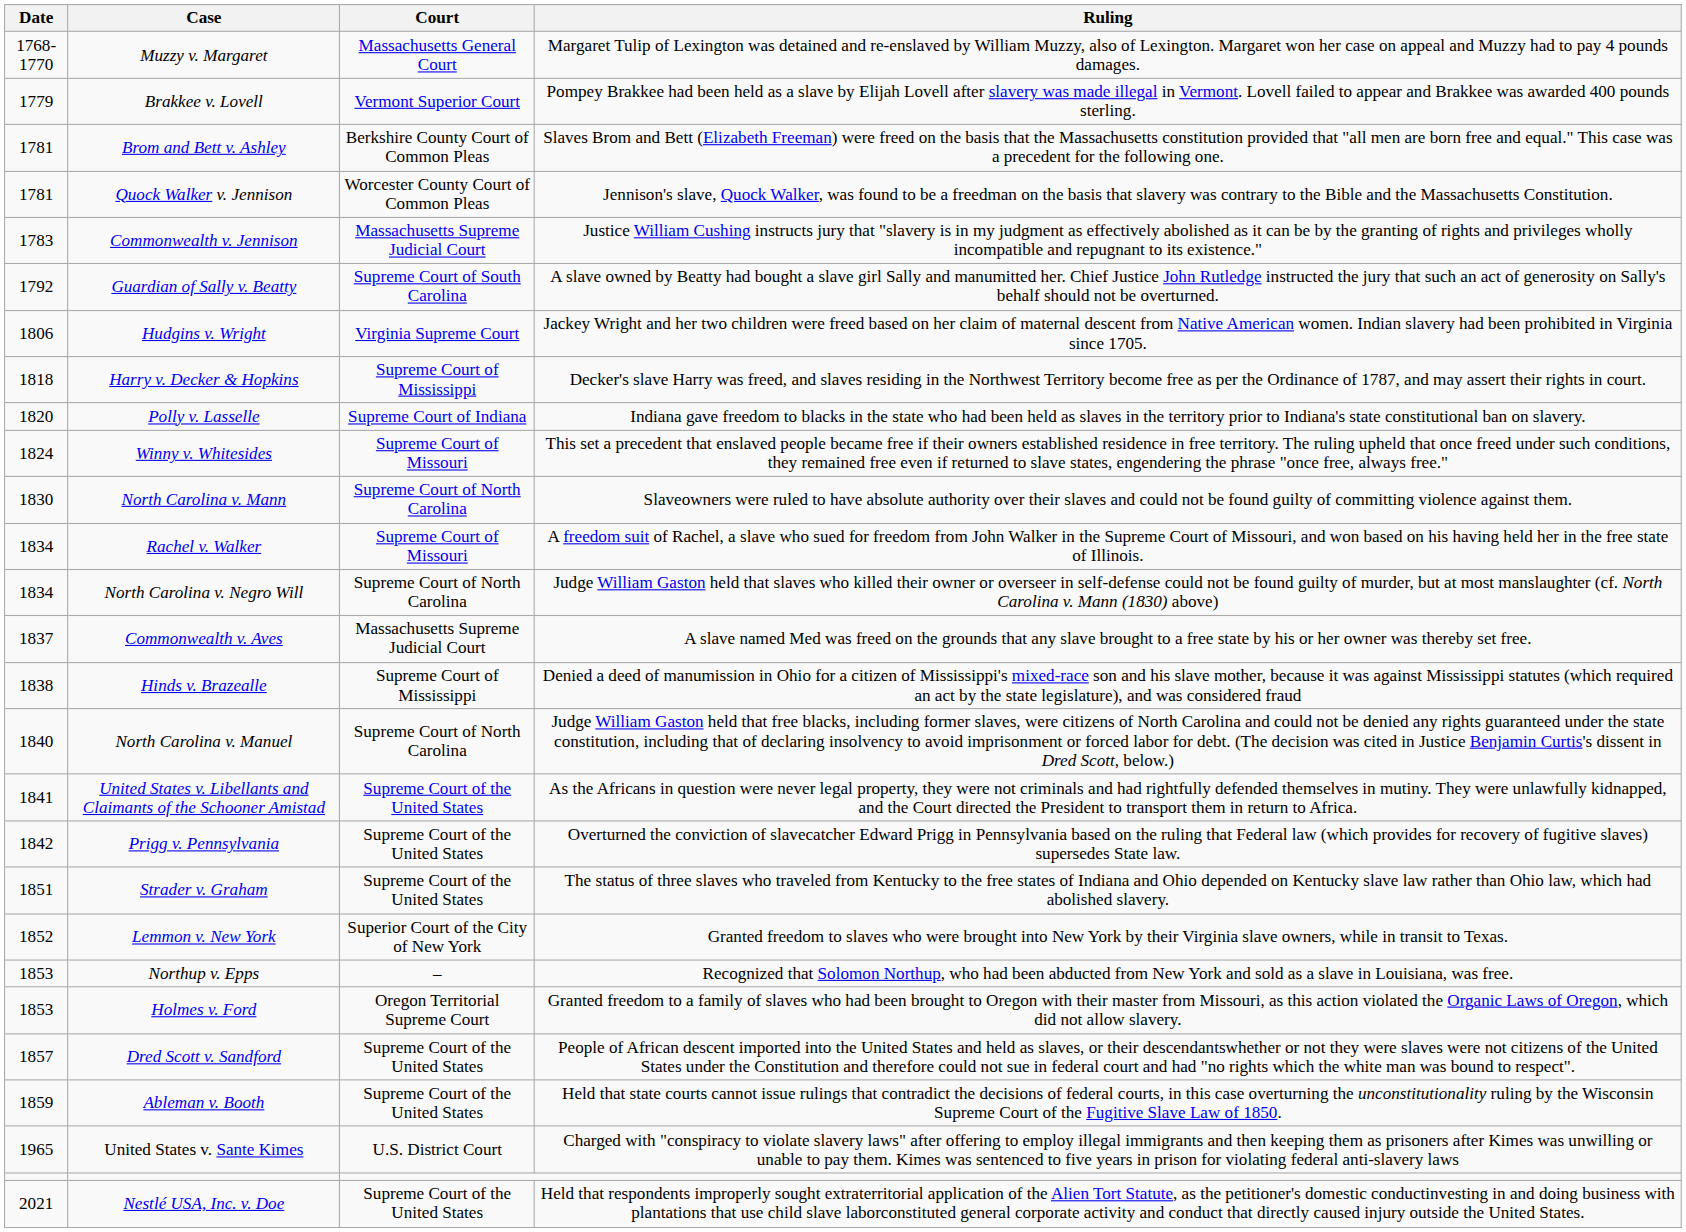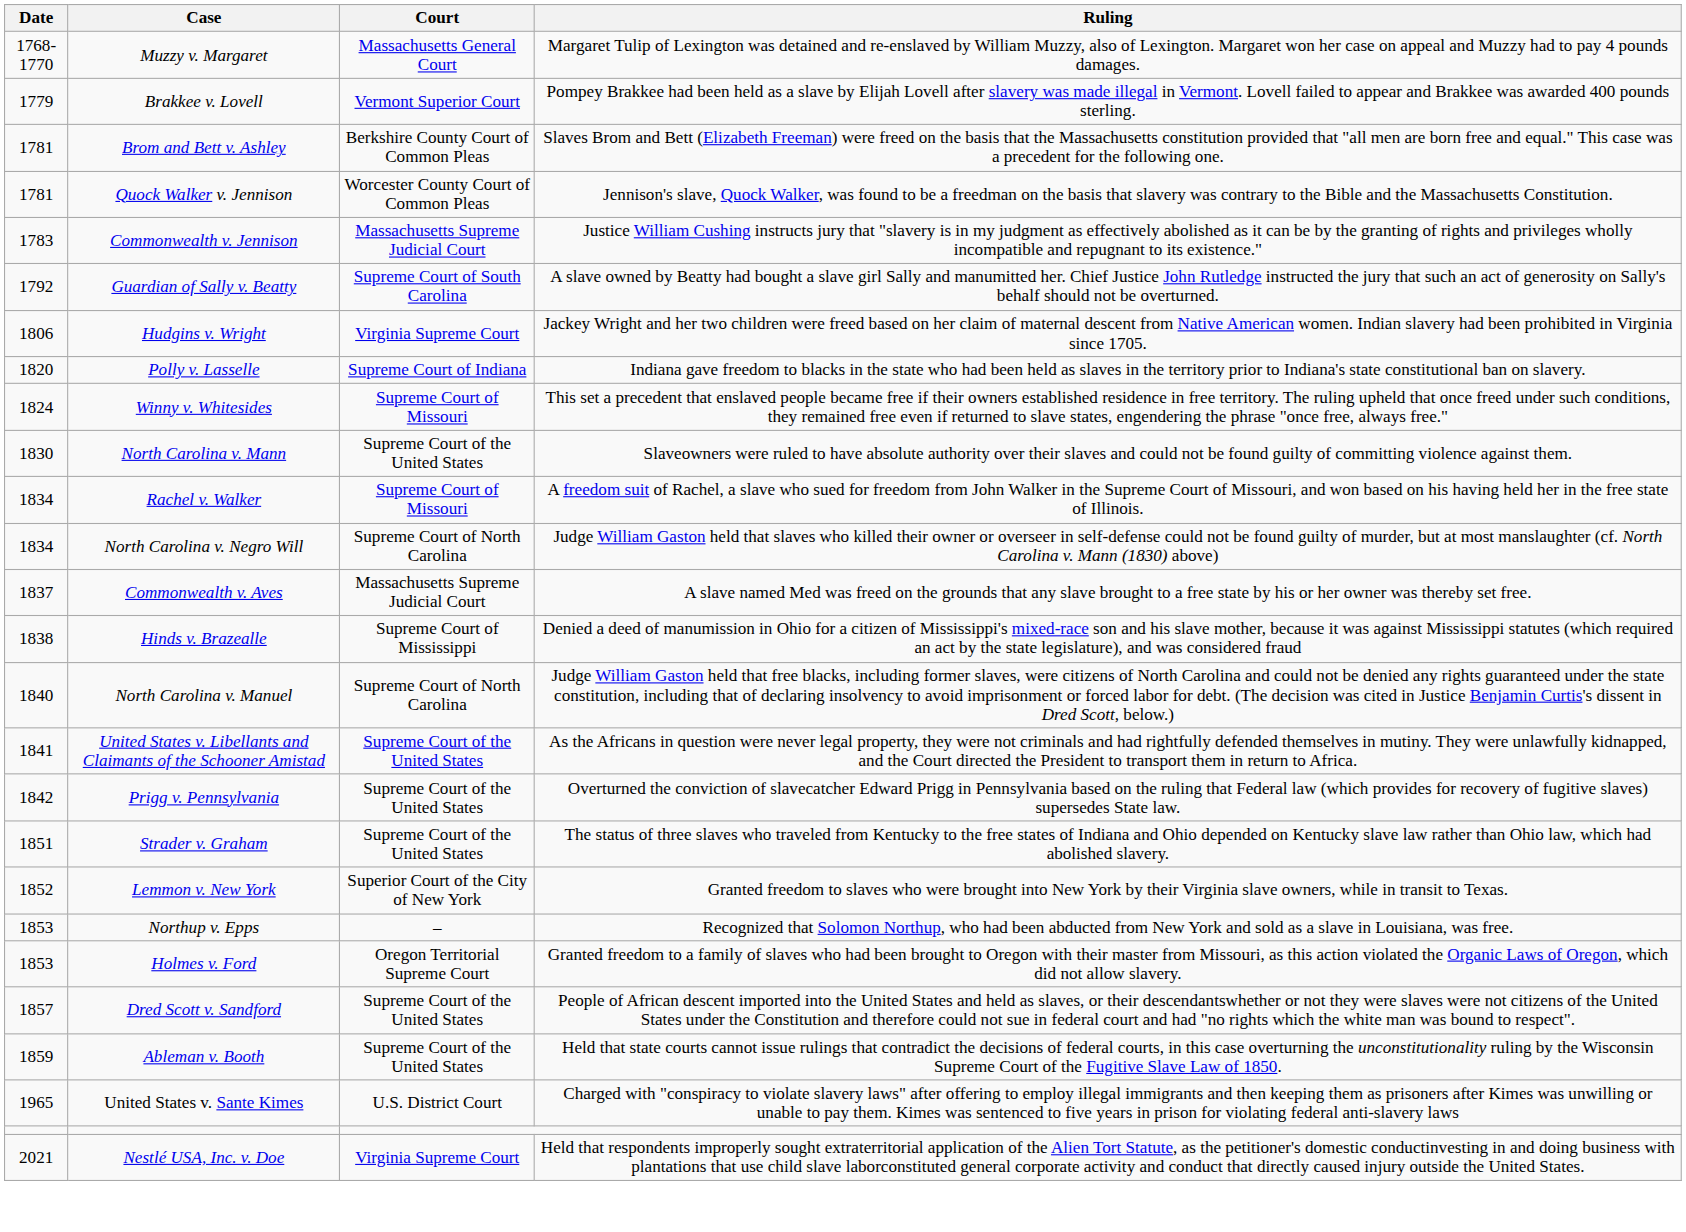- row: (204, 379)
(437, 499) Supreme Court of North Carolina -> (437, 453) Supreme Court of the United States
(437, 1203) Supreme Court of the United States -> (437, 1157) Virginia Supreme Court
